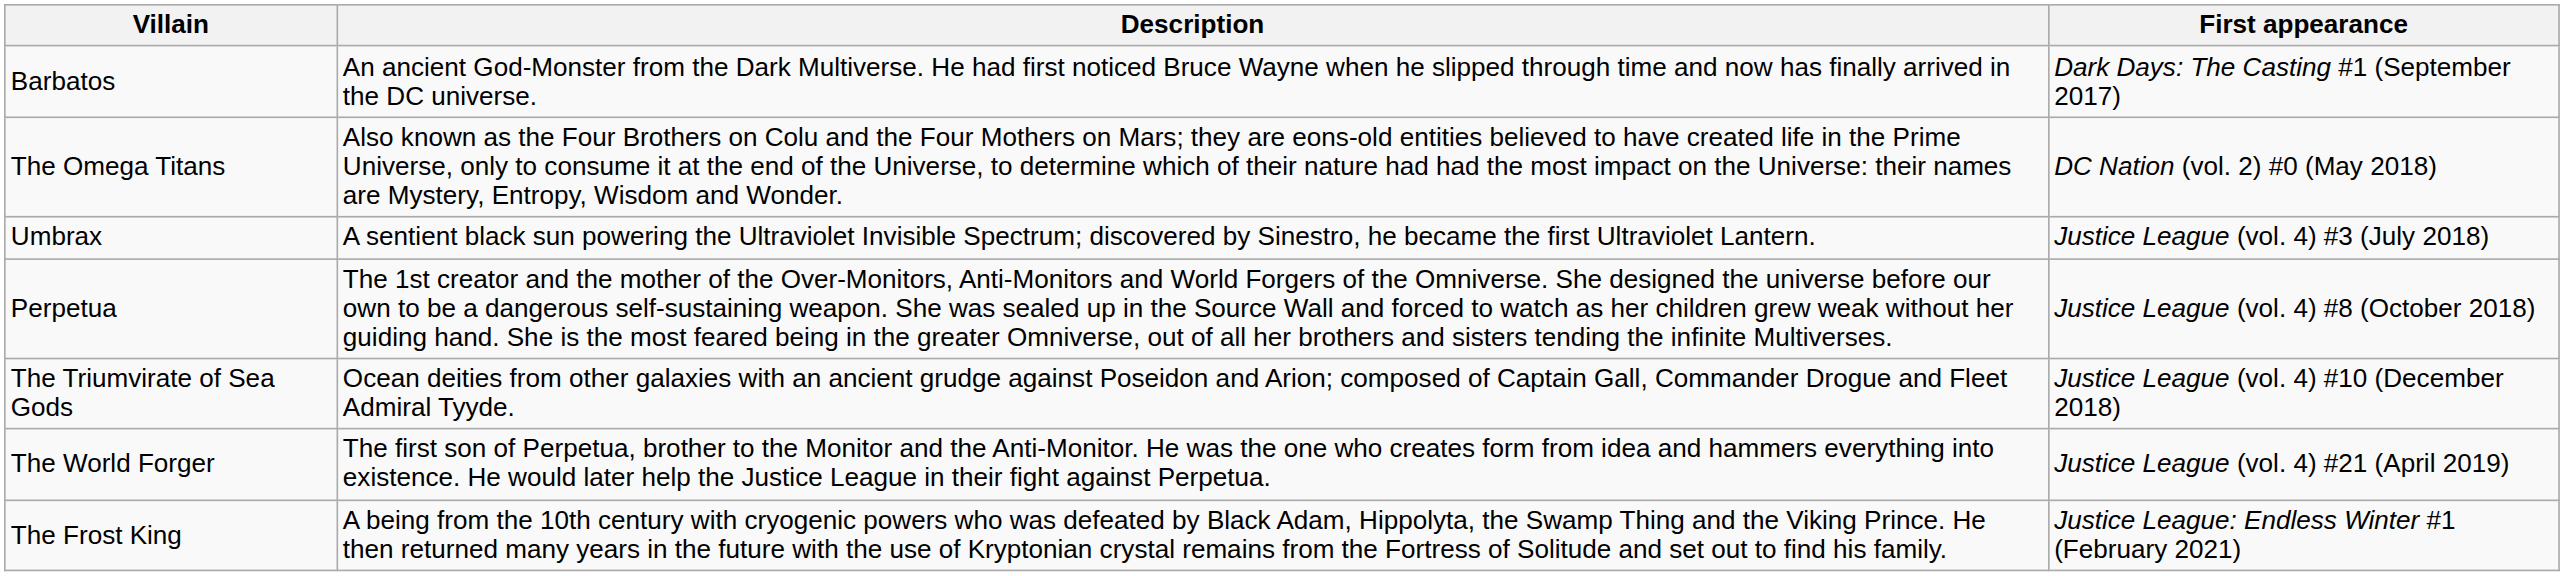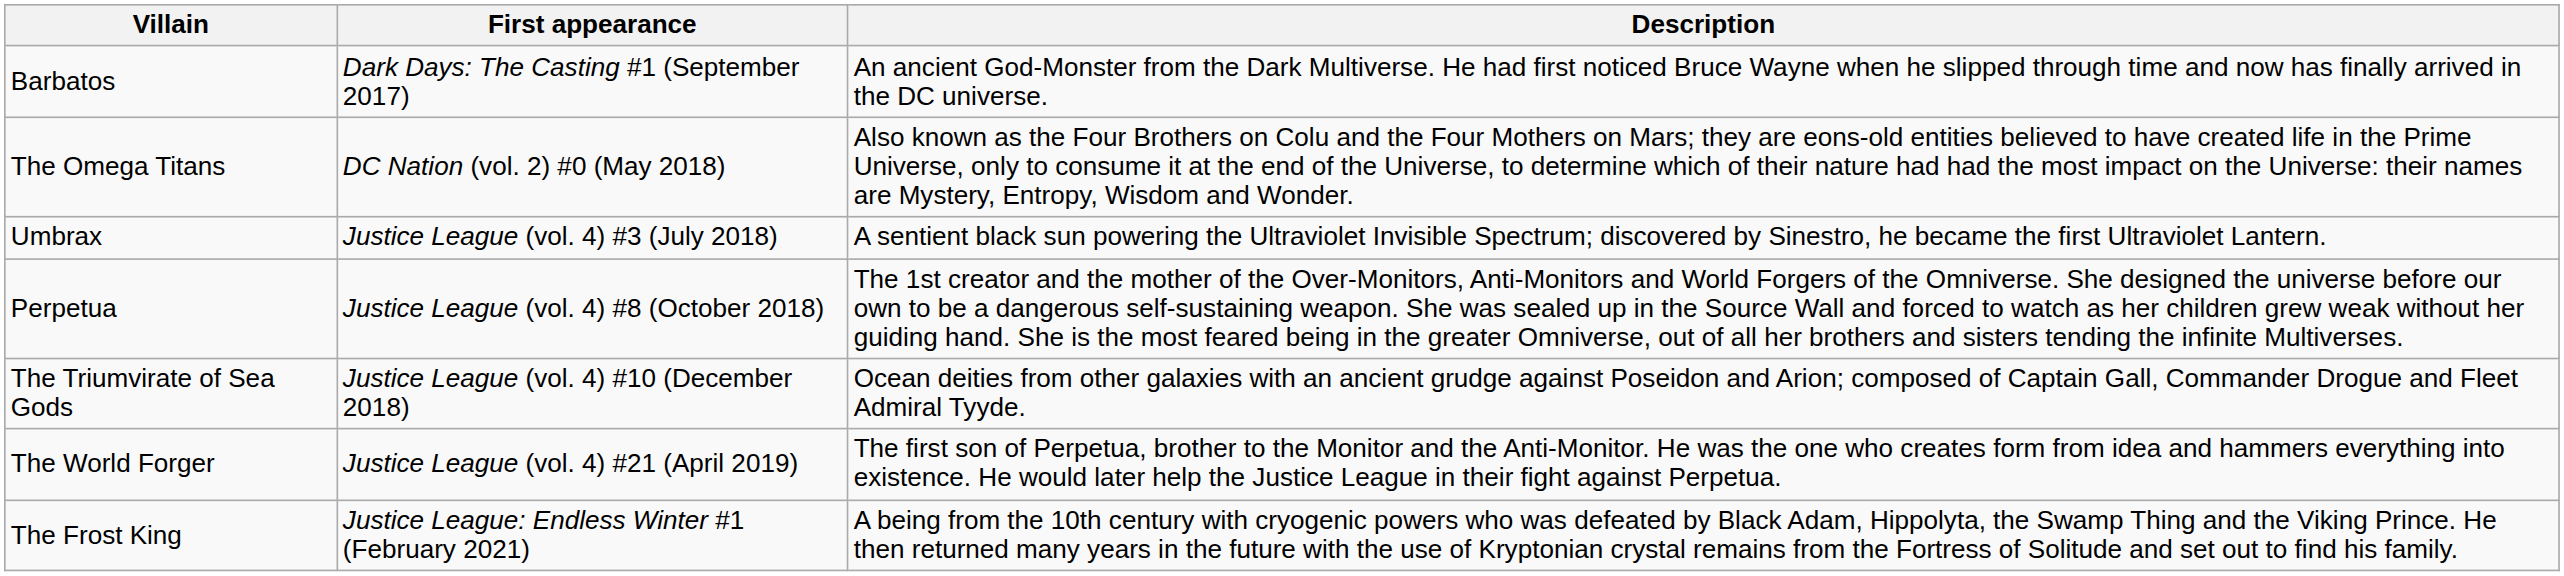columns swapped: (2304, 25) <-> (1193, 25)
